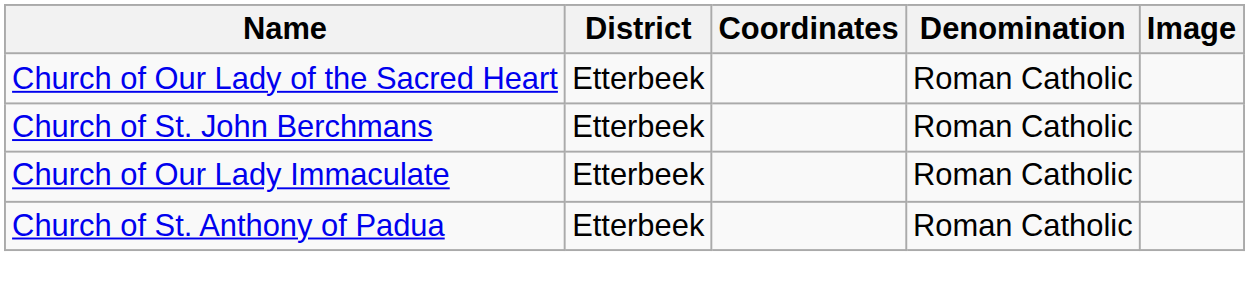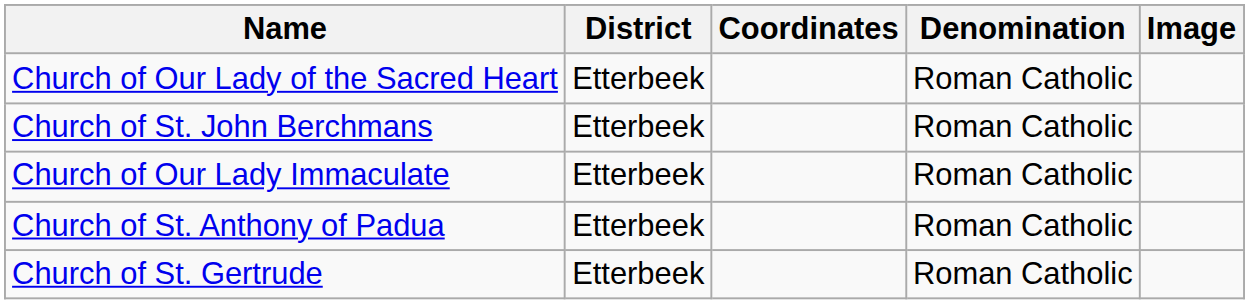+ row: (167, 273)
